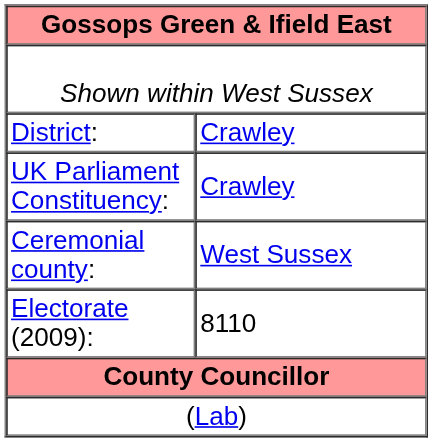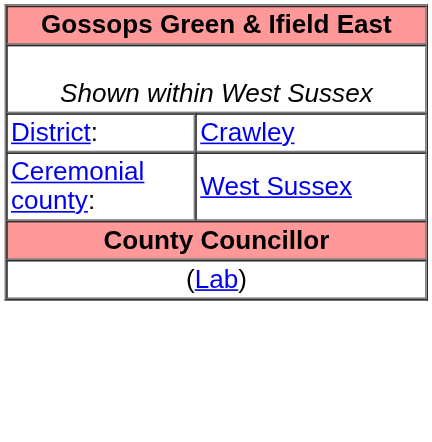- row: (95, 186)
- row: (70, 323)
